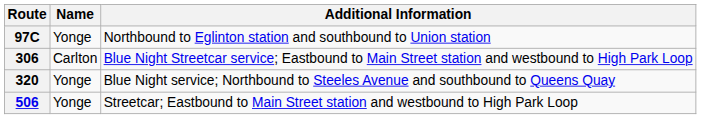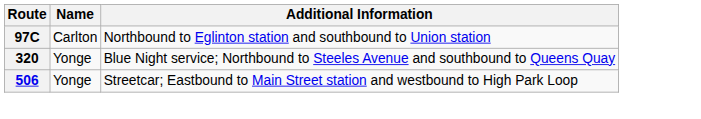(72, 37) Yonge -> (75, 37) Carlton
- row: (27, 59)
